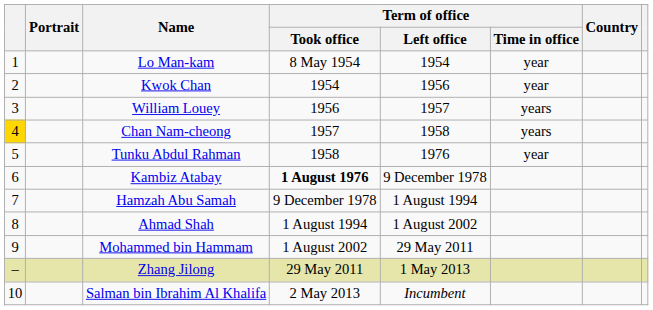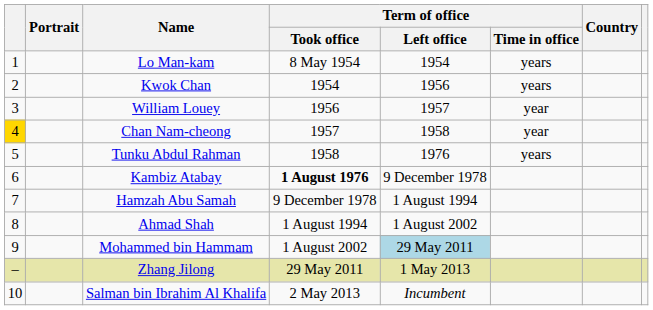(536, 62) year -> (536, 62) years
(536, 85) year -> (536, 85) years
(536, 108) years -> (536, 108) year
(536, 131) years -> (536, 131) year
(536, 154) year -> (536, 154) years
(435, 246) no background -> (435, 246) lightblue background
